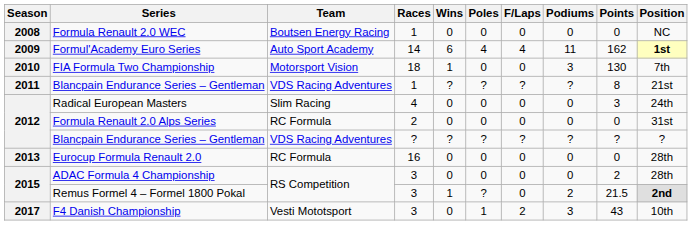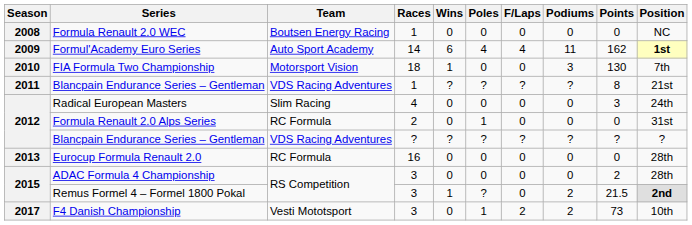(484, 122) 0 -> (484, 122) 1
(570, 211) 3 -> (570, 211) 2
(617, 211) 43 -> (617, 211) 73
